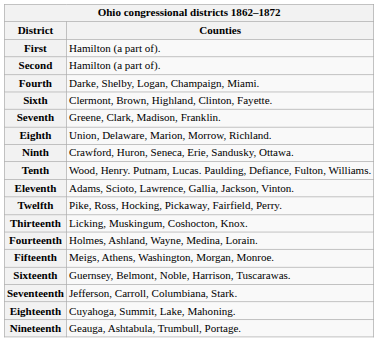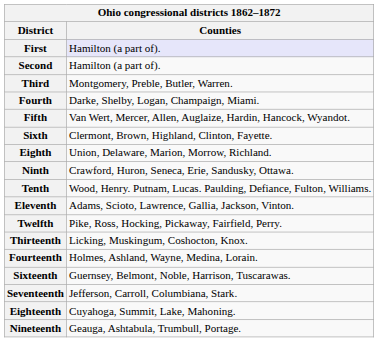(115, 48) no background -> (115, 48) lavender background
+ row: (35, 83)
+ row: (35, 118)
- row: (35, 118)
- row: (35, 258)
